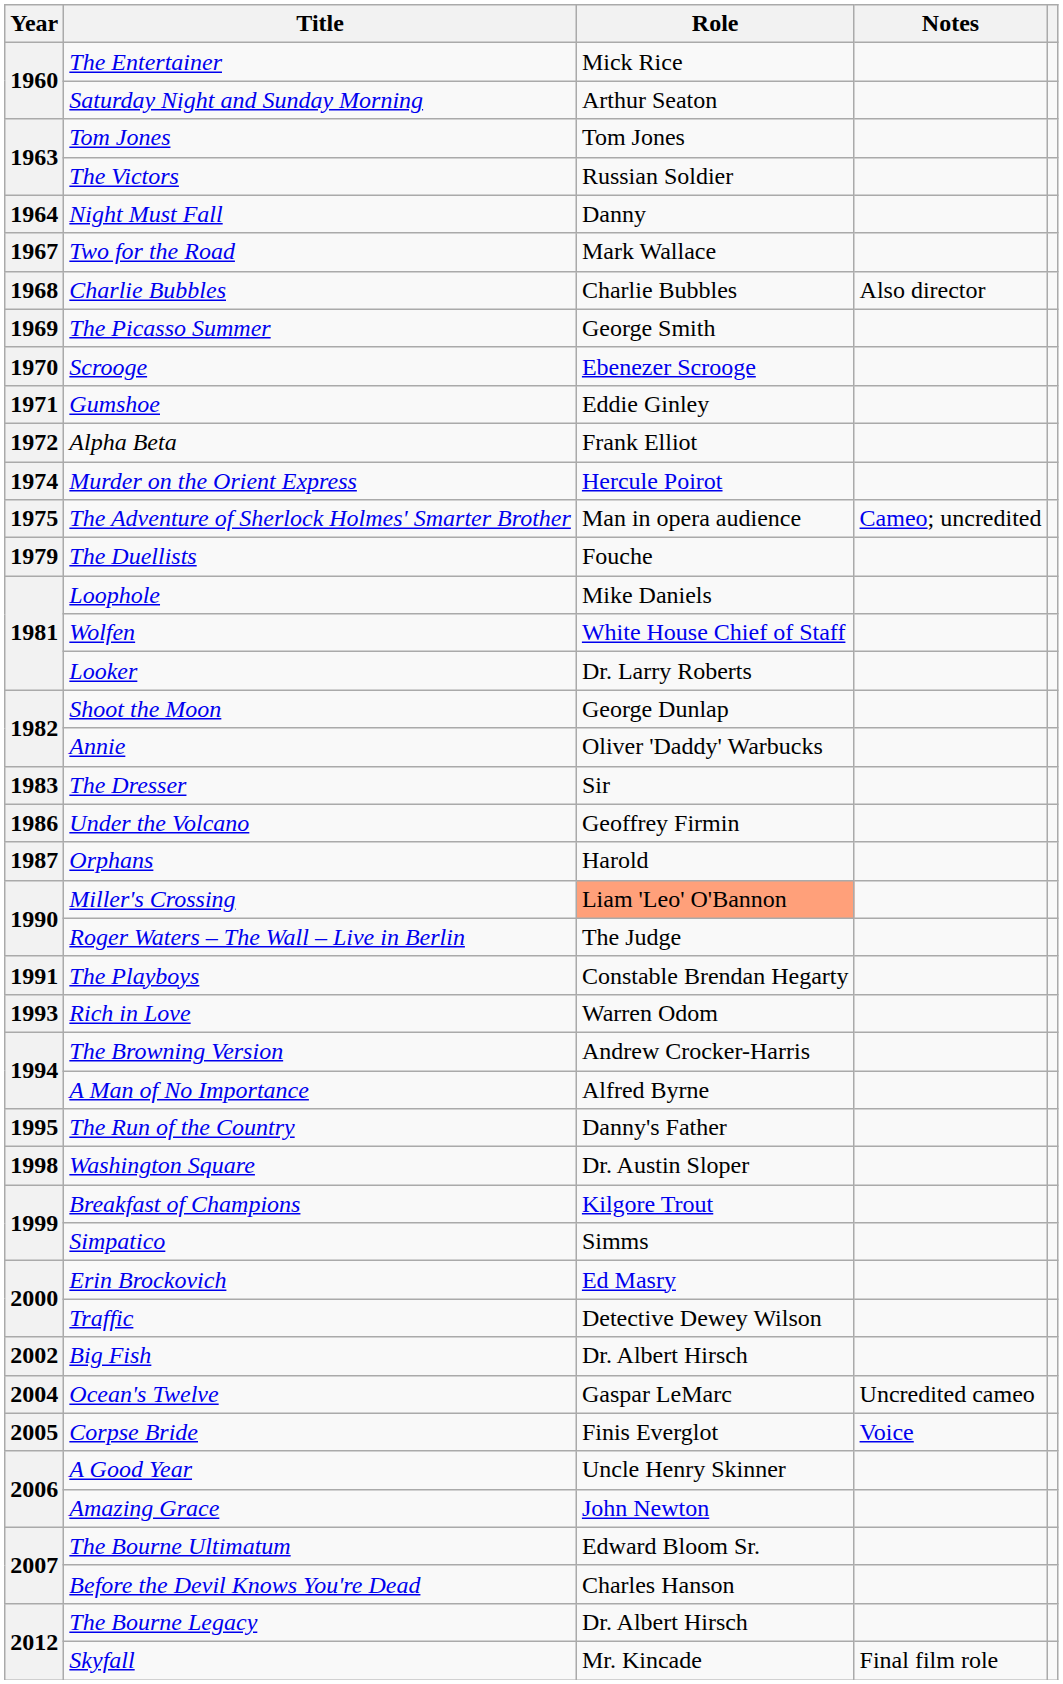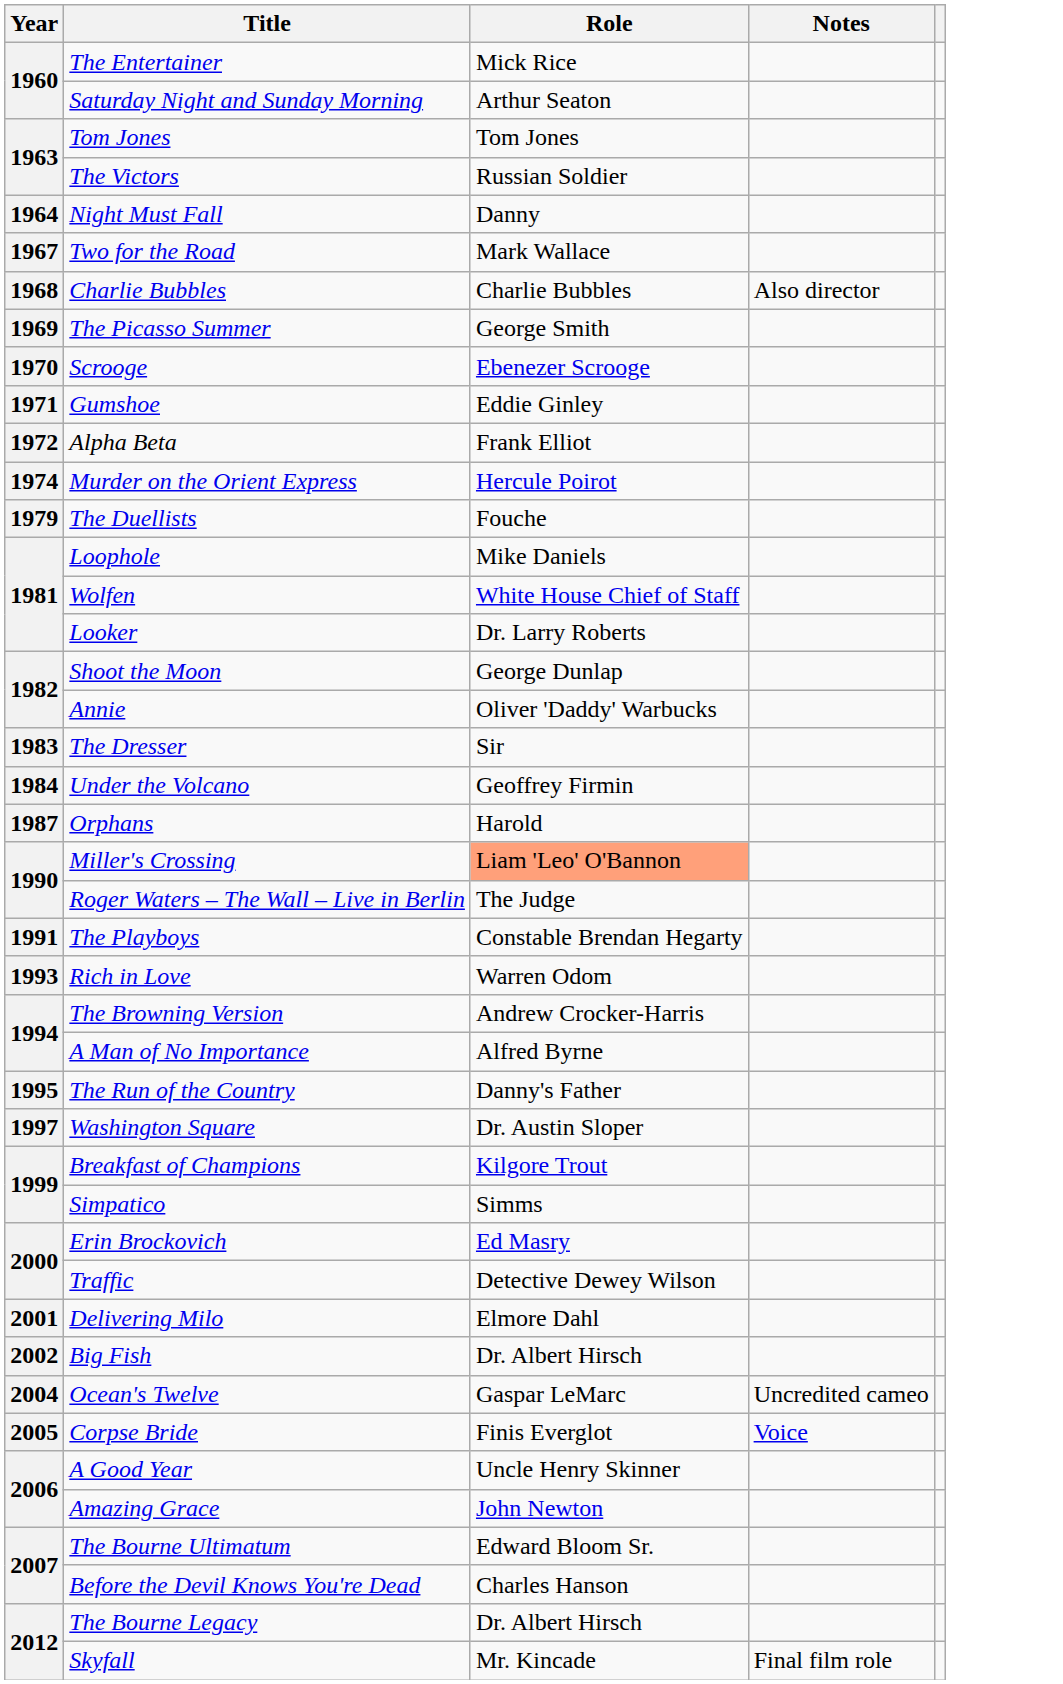- row: (320, 518)
(34, 822) 1986 -> (34, 784) 1984
(34, 1165) 1998 -> (34, 1127) 1997
+ row: (146, 1317)
